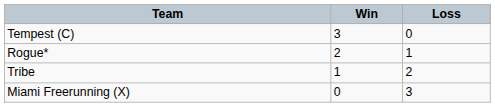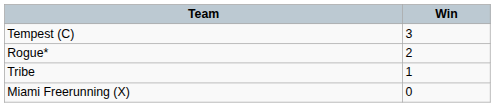- column: (446, 14)
